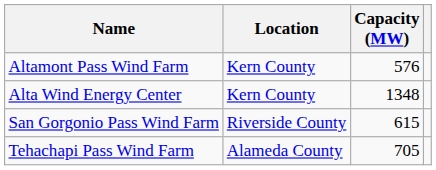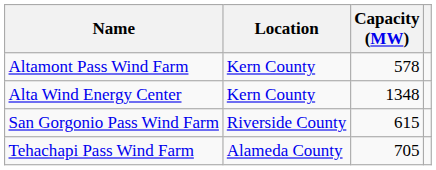(407, 66) 576 -> (407, 66) 578
